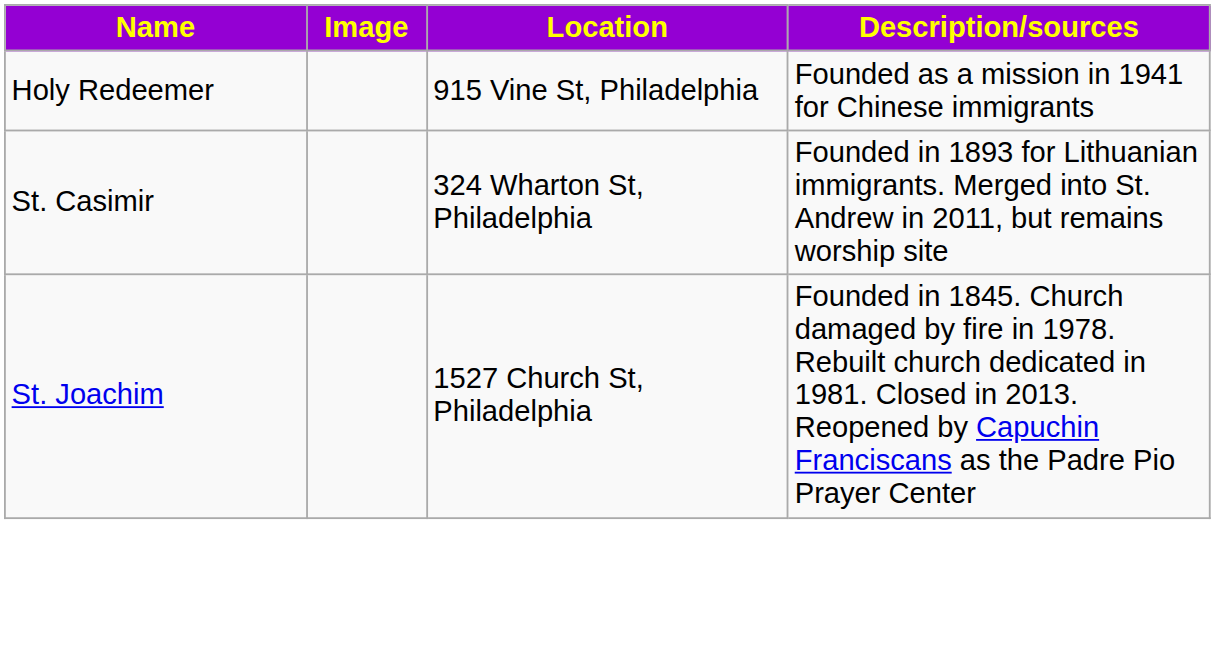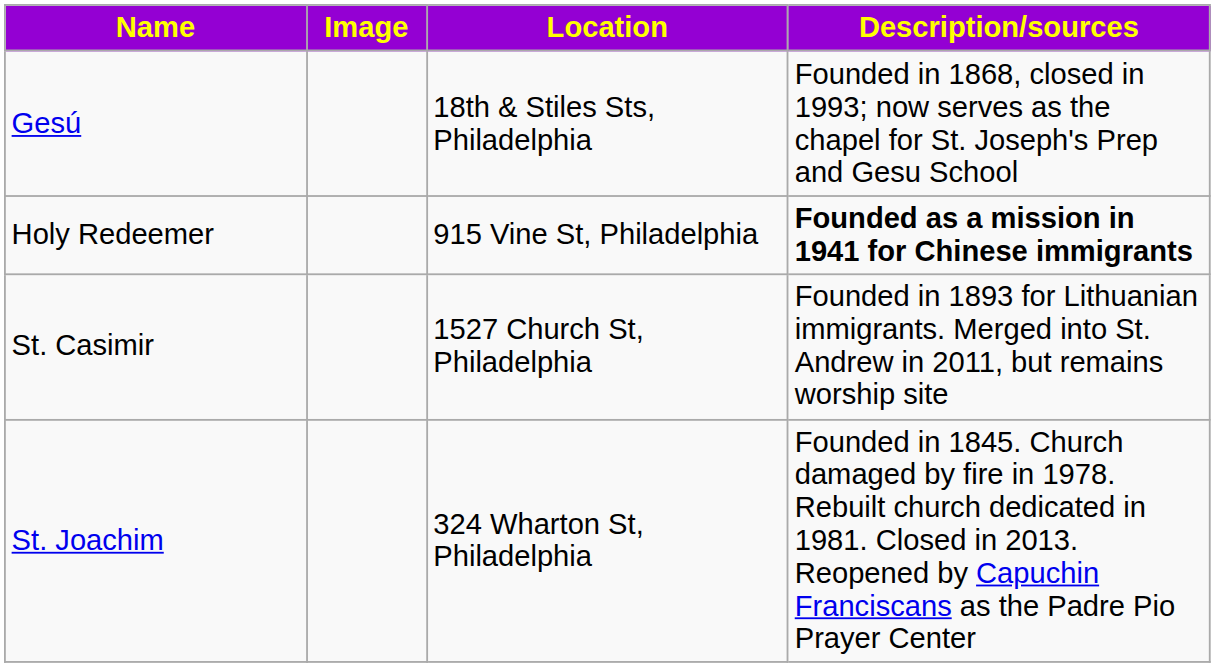+ row: (46, 122)
(989, 90) normal -> (994, 234) bold
(539, 201) 324 Wharton St, Philadelphia -> (539, 346) 1527 Church St, Philadelphia
(539, 395) 1527 Church St, Philadelphia -> (539, 539) 324 Wharton St, Philadelphia
